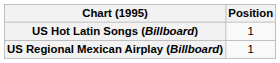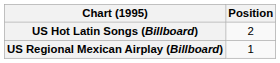(251, 31) 1 -> (251, 31) 2
